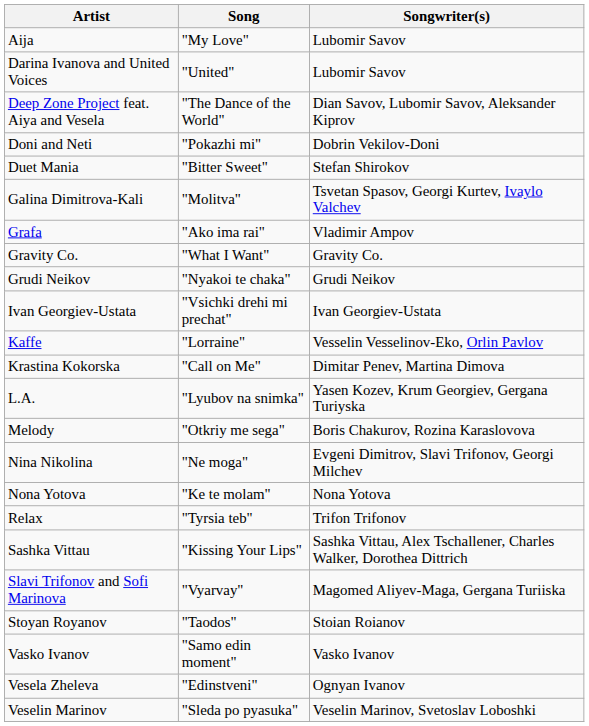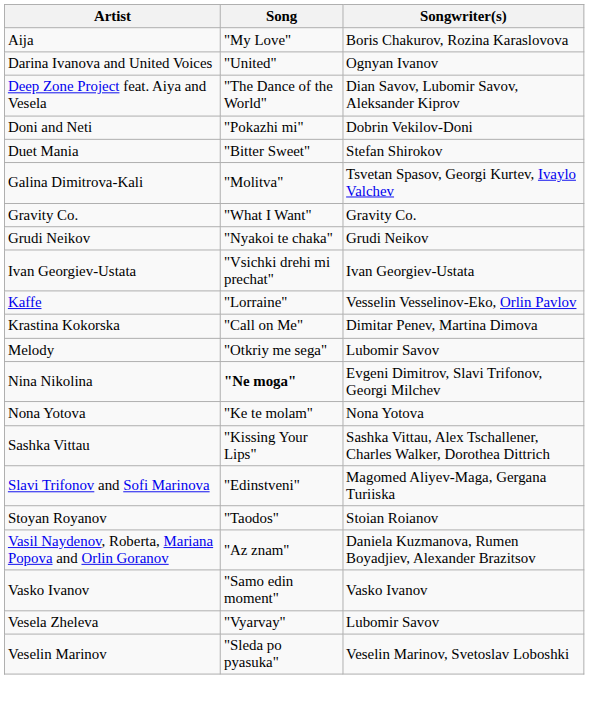(359, 39) Lubomir Savov -> (457, 39) Boris Chakurov, Rozina Karaslovova
(359, 71) Lubomir Savov -> (392, 63) Ognyan Ivanov
- row: (25, 231)
- row: (22, 398)
(424, 430) Boris Chakurov, Rozina Karaslovova -> (393, 349) Lubomir Savov
(215, 462) normal -> (260, 381) bold
- row: (25, 517)
(213, 590) "Vyarvay" -> (262, 485) "Edinstveni"
+ row: (111, 549)
(220, 686) "Edinstveni" -> (255, 622) "Vyarvay"
(359, 686) Ognyan Ivanov -> (393, 622) Lubomir Savov
